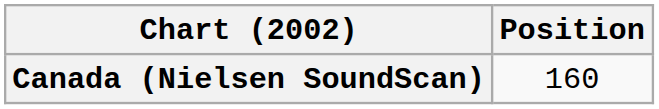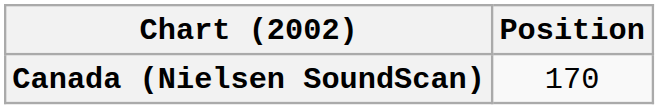(572, 79) 160 -> (572, 79) 170
